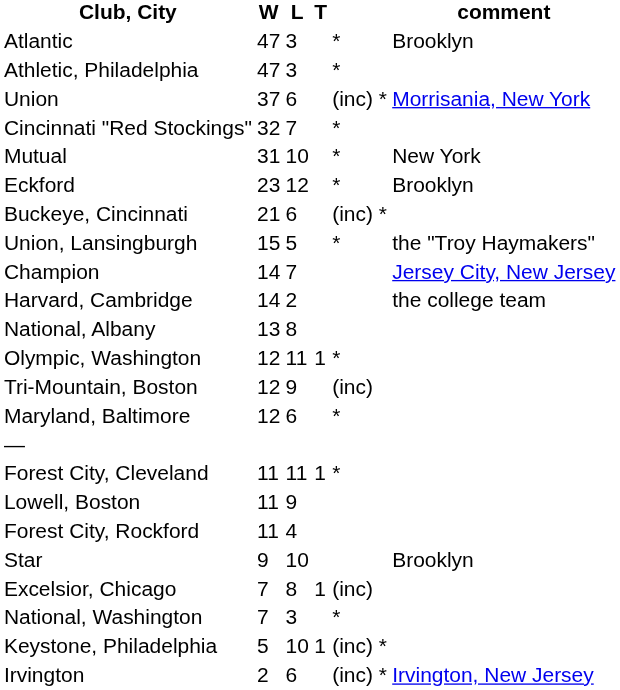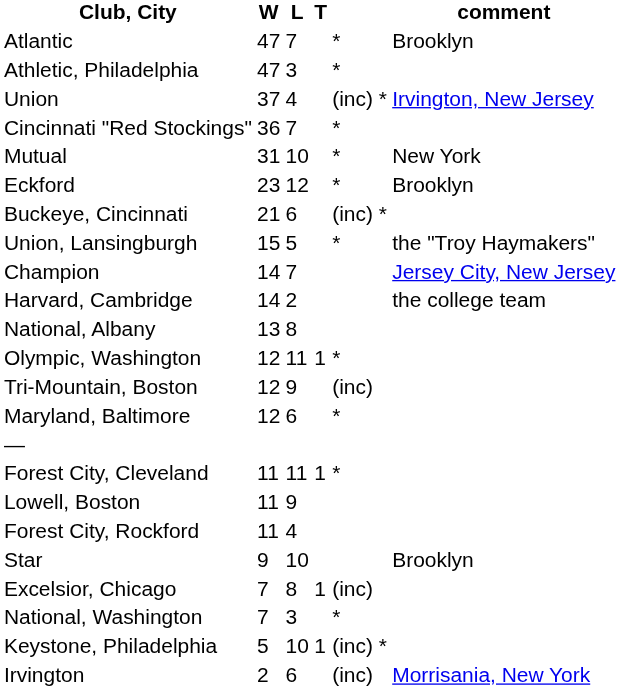(291, 41) 3 -> (291, 41) 7
(291, 99) 6 -> (291, 99) 4
(491, 99) Morrisania, New York -> (493, 99) Irvington, New Jersey
(269, 127) 32 -> (269, 127) 36
(360, 675) (inc) * -> (353, 675) (inc)
(493, 675) Irvington, New Jersey -> (491, 675) Morrisania, New York
